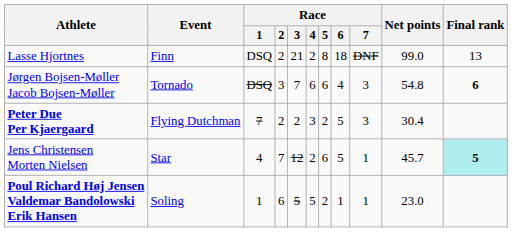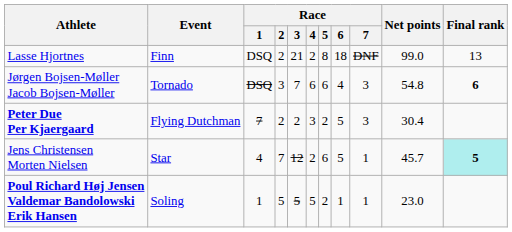(281, 201) 6 -> (281, 201) 5
